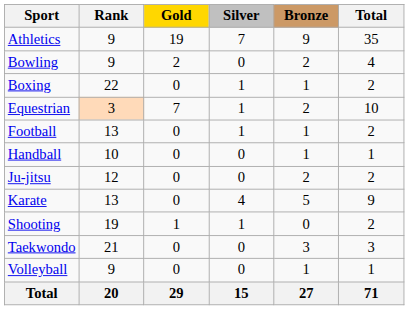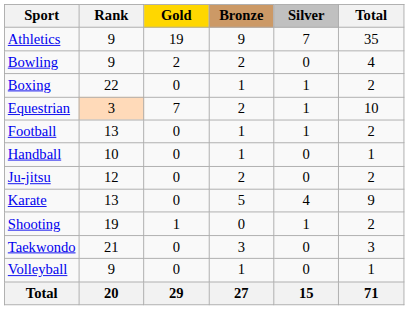columns swapped: (241, 16) <-> (306, 16)
